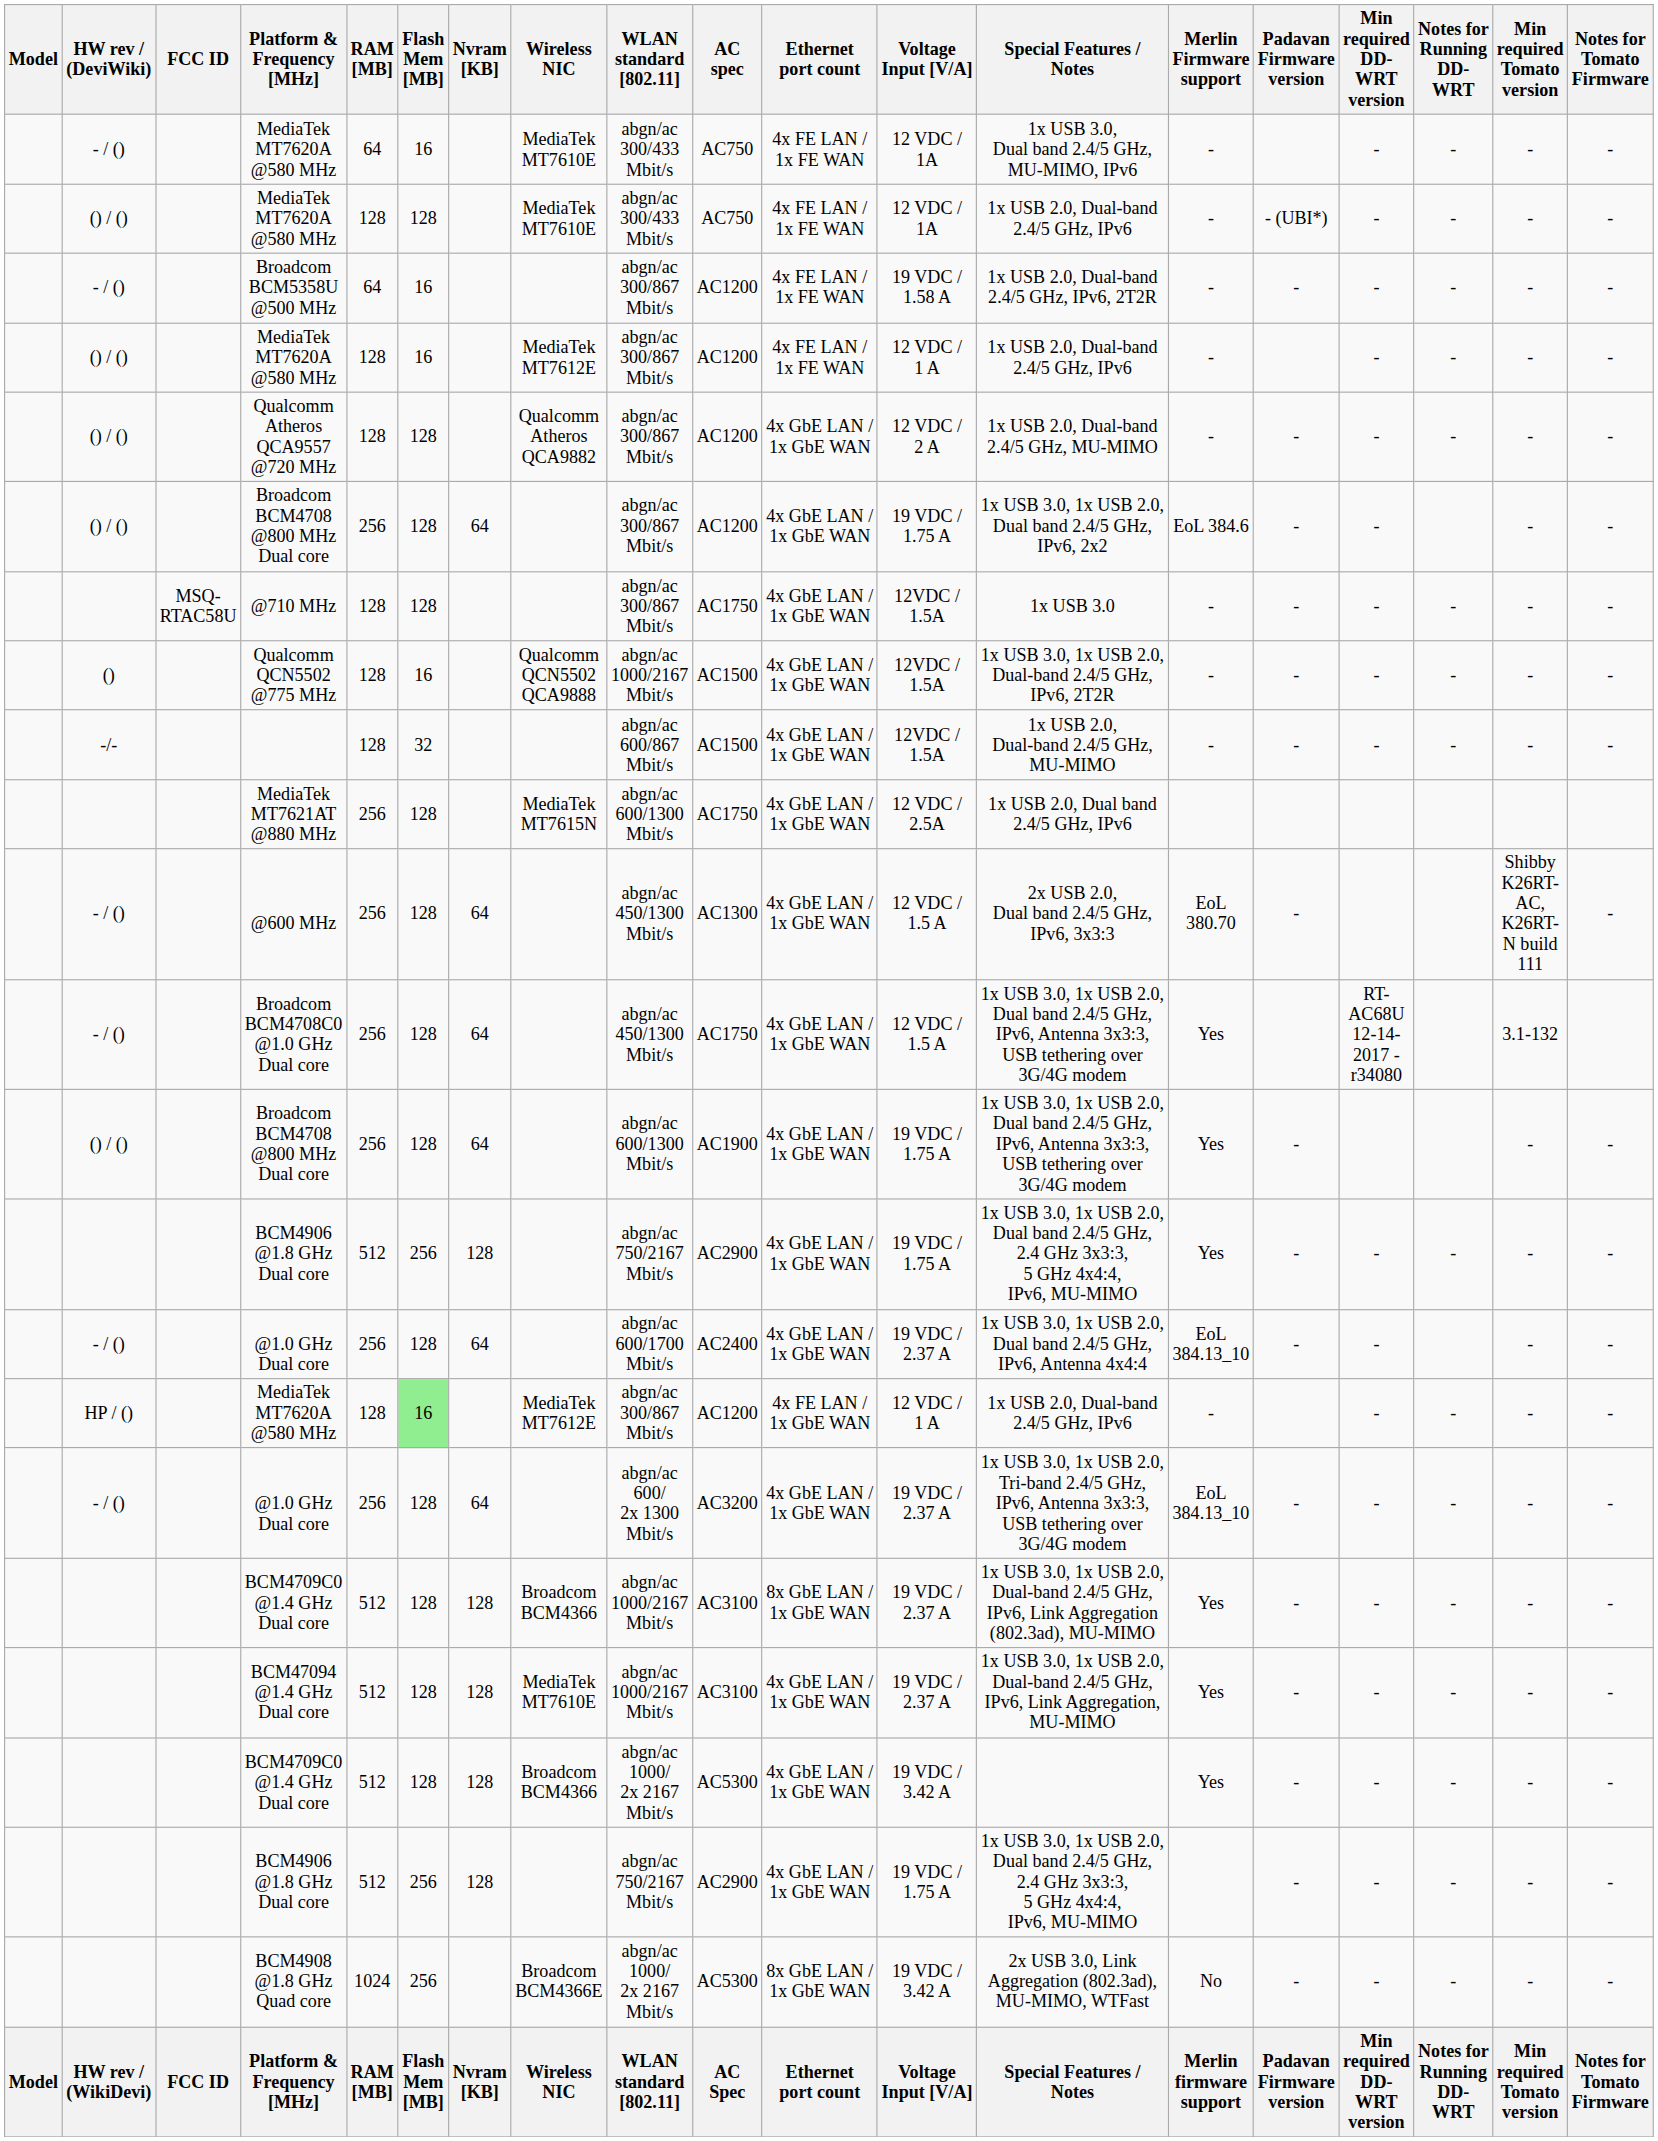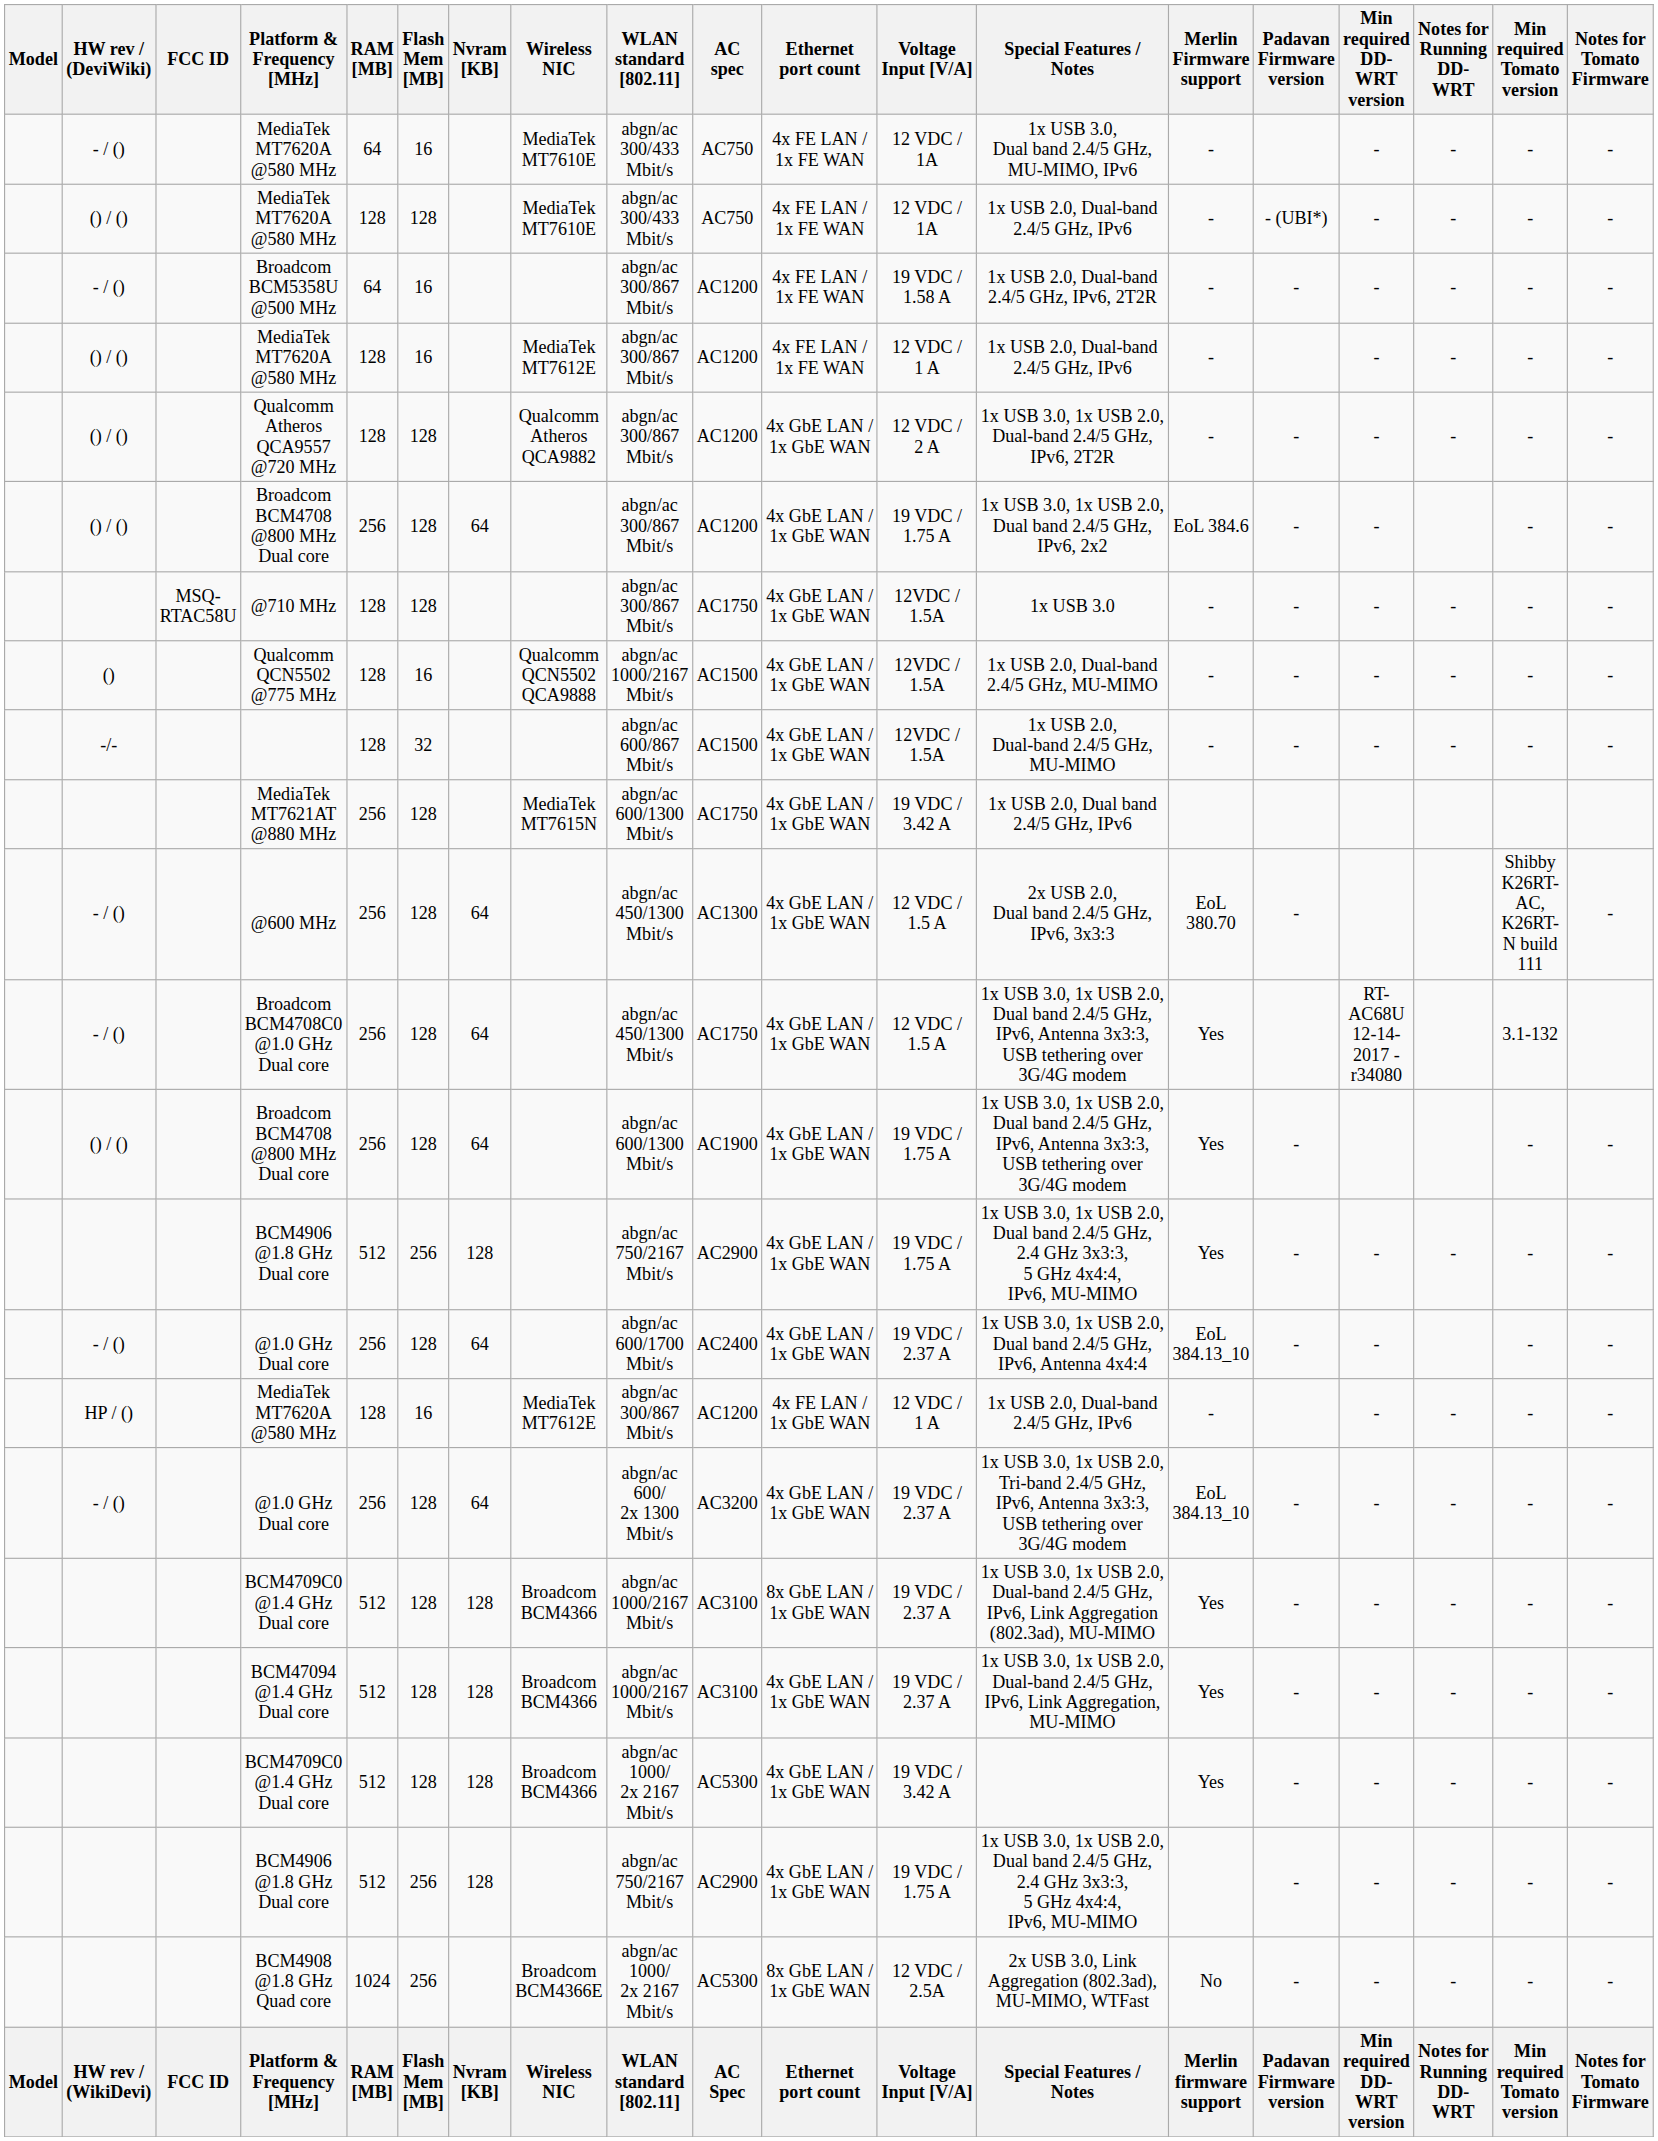(1072, 436) 1x USB 2.0, Dual-band 2.4/5 GHz, MU-MIMO -> (1072, 436) 1x USB 3.0, 1x USB 2.0, Dual-band 2.4/5 GHz, IPv6, 2T2R
(1072, 675) 1x USB 3.0, 1x USB 2.0, Dual-band 2.4/5 GHz, IPv6, 2T2R -> (1072, 675) 1x USB 2.0, Dual-band 2.4/5 GHz, MU-MIMO
(927, 814) 12 VDC / 2.5A -> (927, 814) 19 VDC / 3.42 A
(423, 1413) lightgreen background -> (423, 1413) no background
(559, 1692) MediaTek MT7610E -> (559, 1692) Broadcom BCM4366
(927, 1981) 19 VDC / 3.42 A -> (927, 1981) 12 VDC / 2.5A
